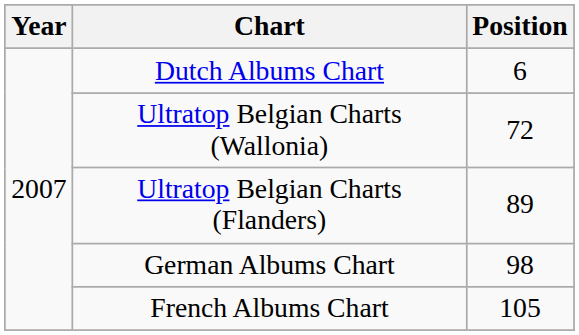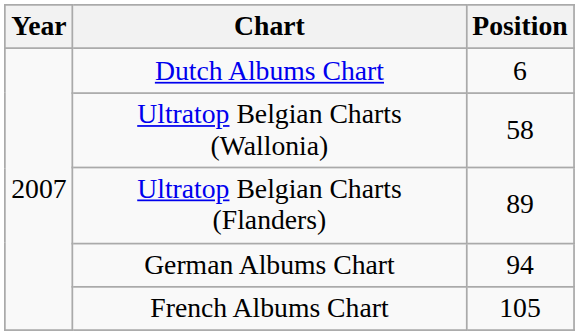(520, 129) 72 -> (520, 129) 58
(520, 264) 98 -> (520, 264) 94
